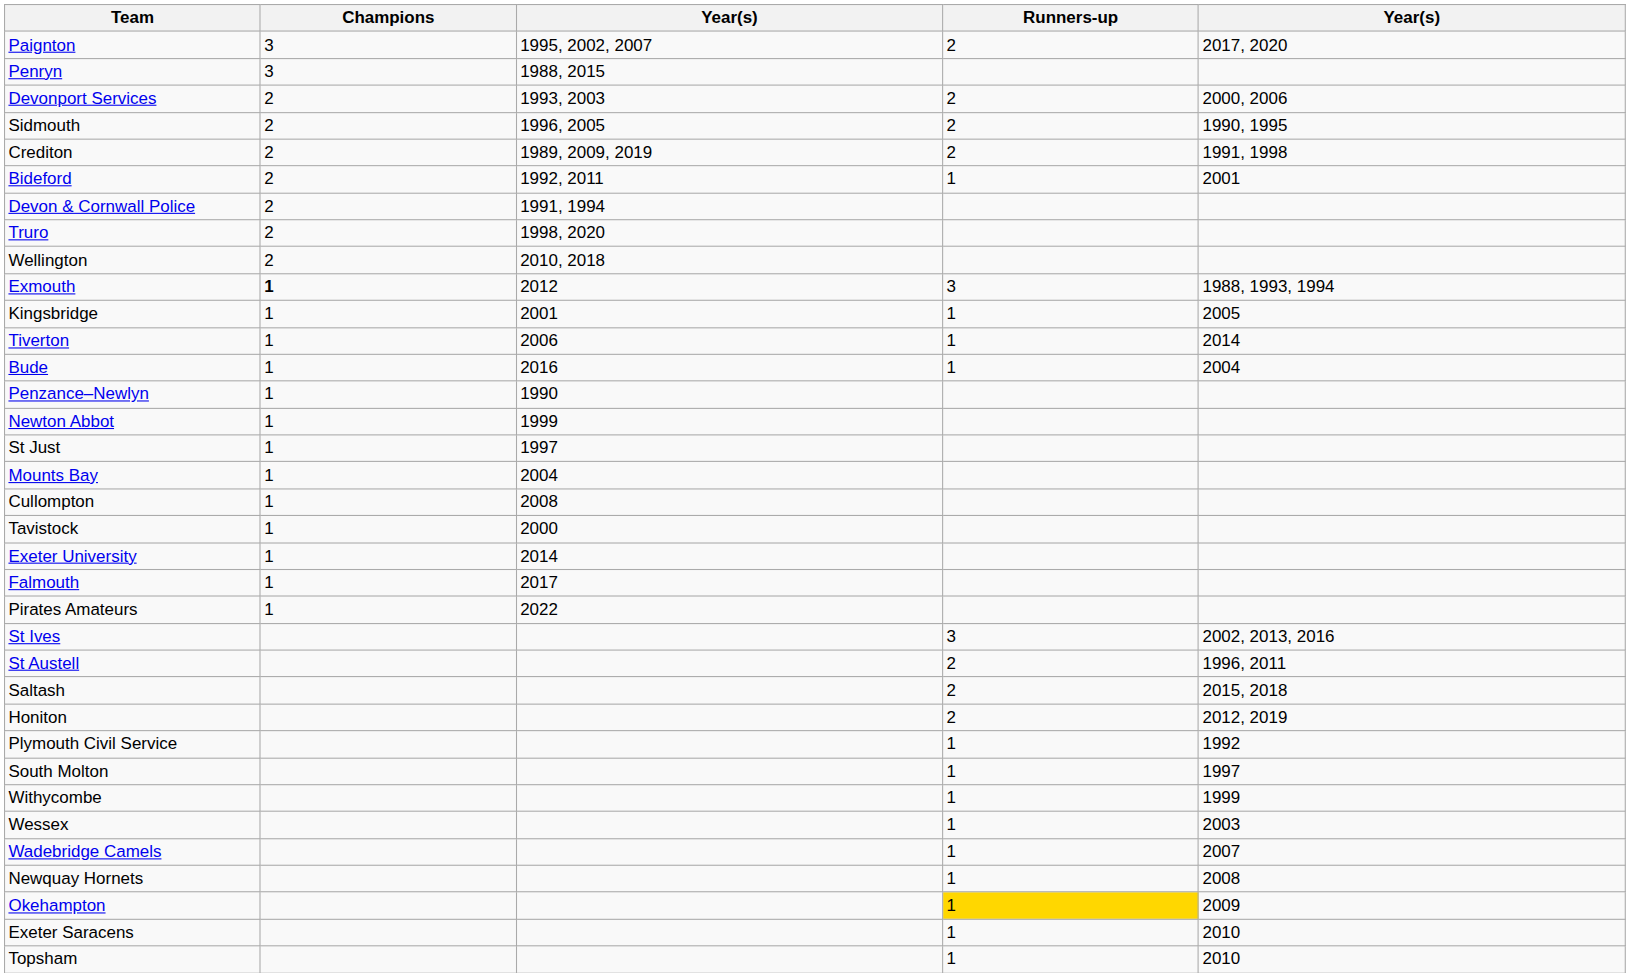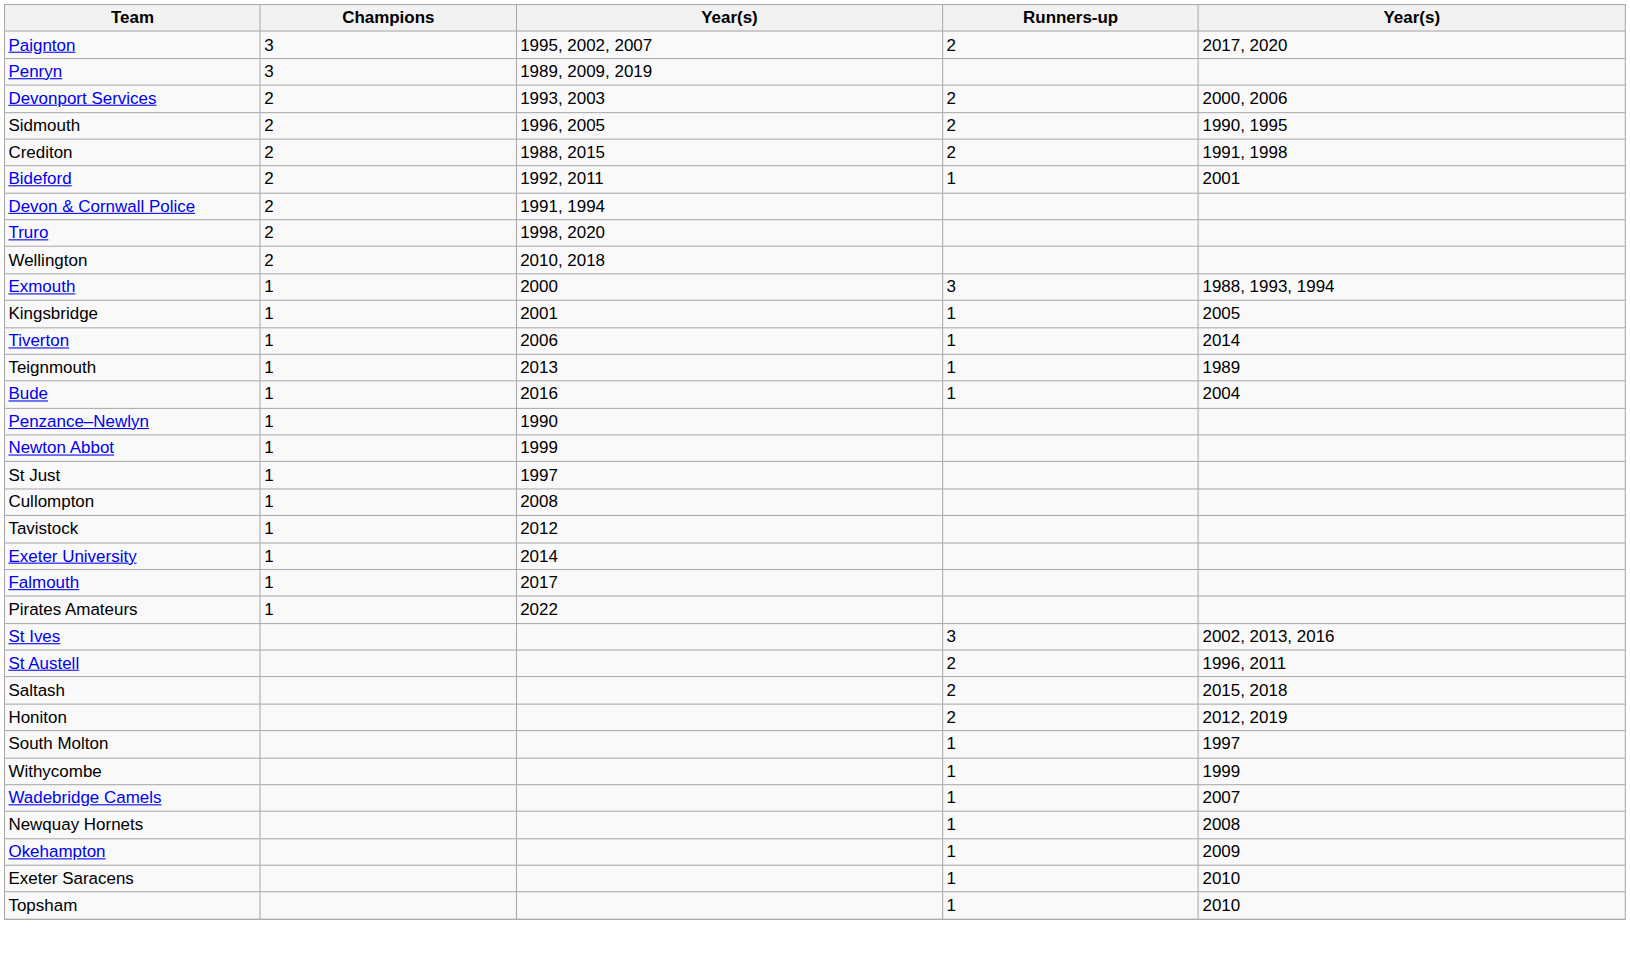(563, 71) 1988, 2015 -> (586, 71) 1989, 2009, 2019
(586, 152) 1989, 2009, 2019 -> (563, 152) 1988, 2015
(269, 286) bold -> (269, 286) normal
(539, 286) 2012 -> (539, 286) 2000
+ row: (52, 367)
- row: (53, 475)
(539, 529) 2000 -> (539, 529) 2012
- row: (93, 744)
- row: (38, 824)
(951, 905) gold background -> (951, 851) no background
